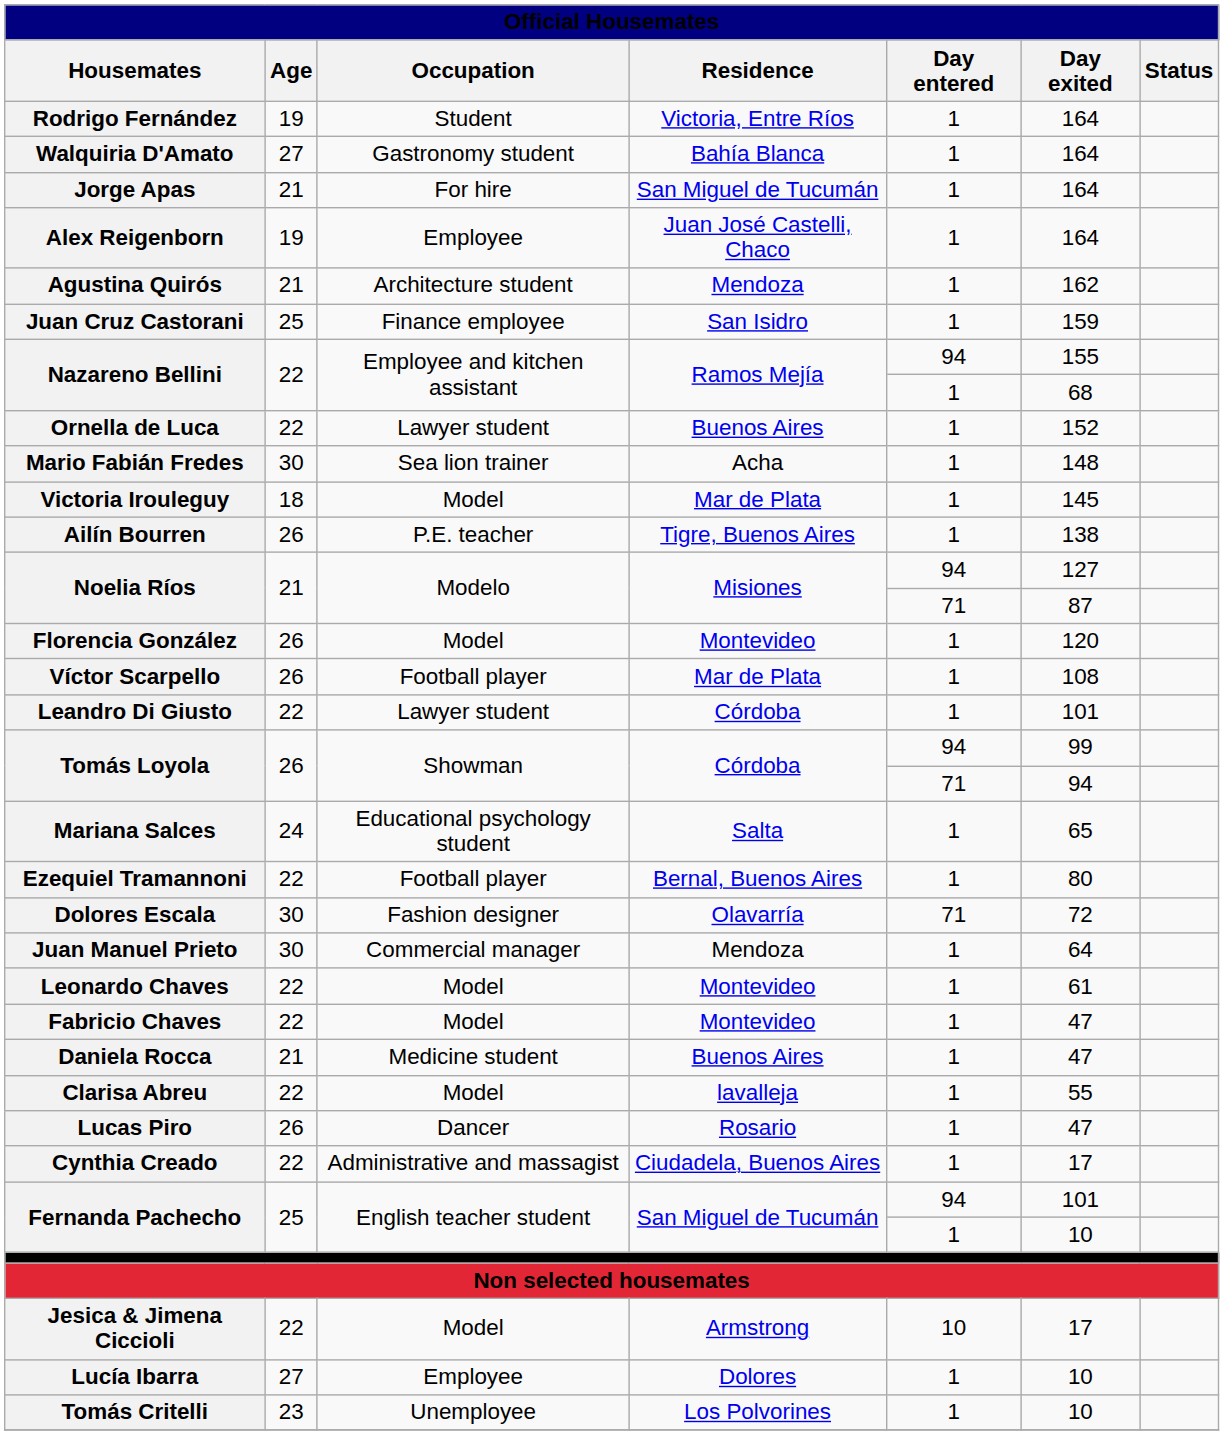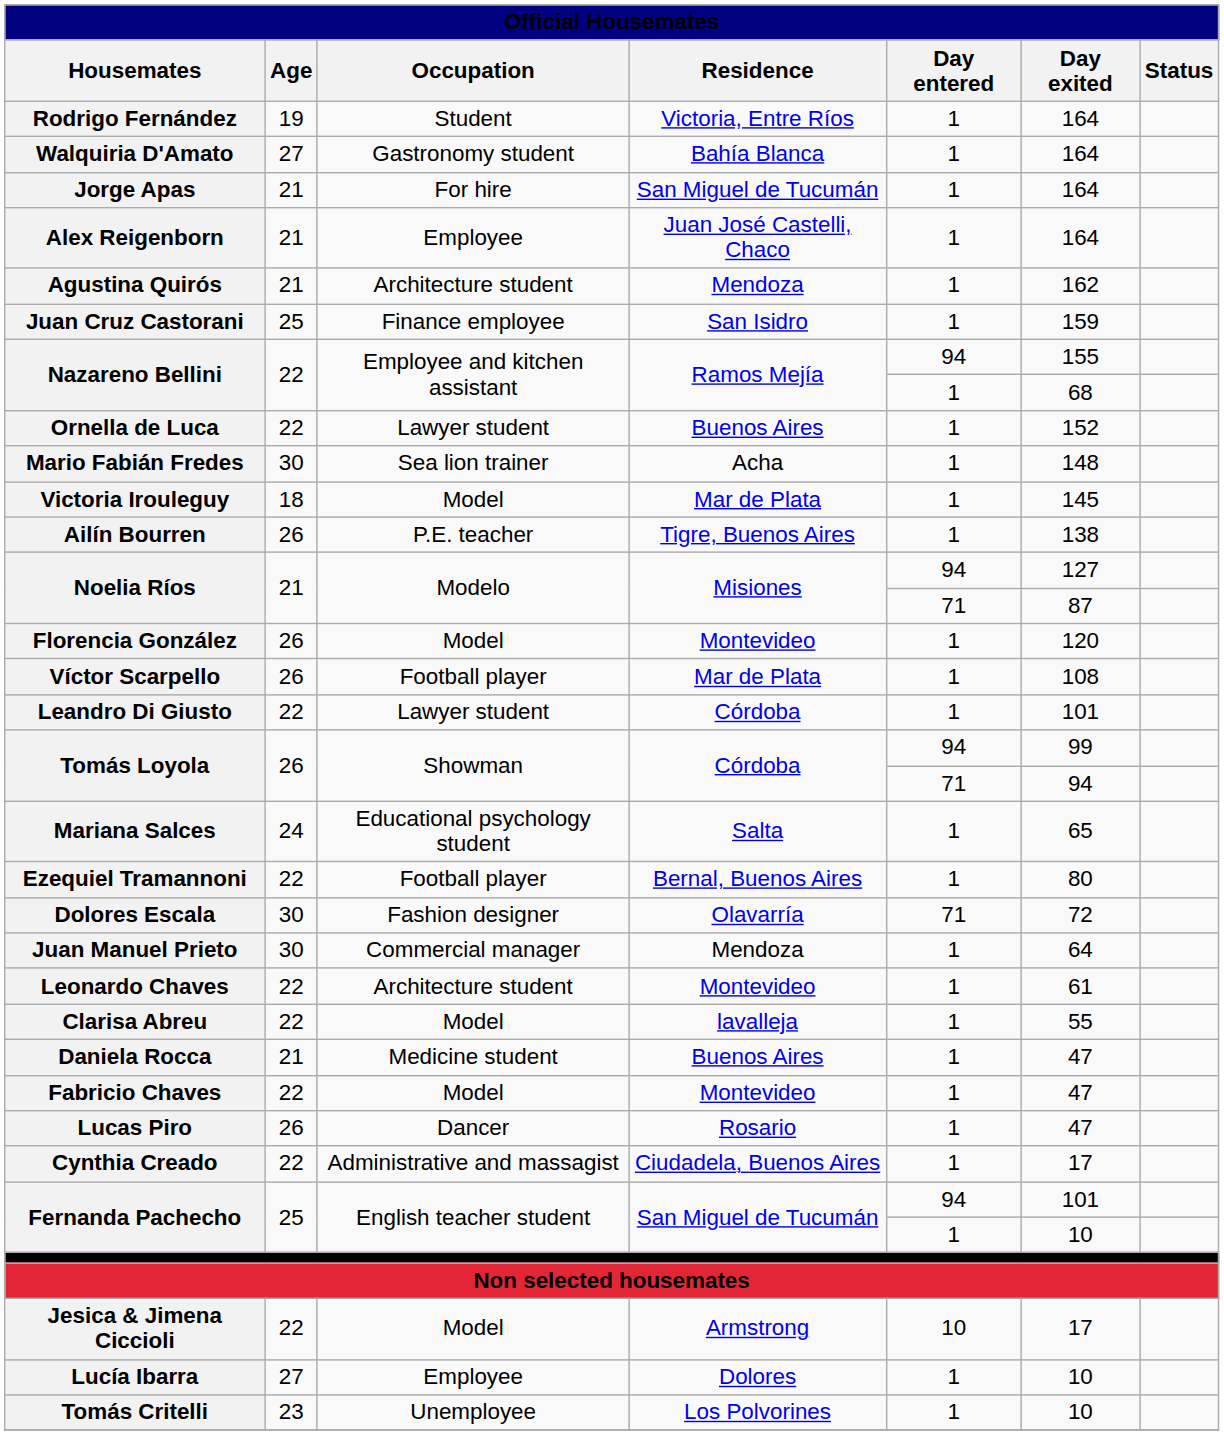(291, 237) 19 -> (291, 237) 21
(473, 985) Model -> (473, 985) Architecture student
rows swapped: (135, 1092) <-> (135, 1021)
